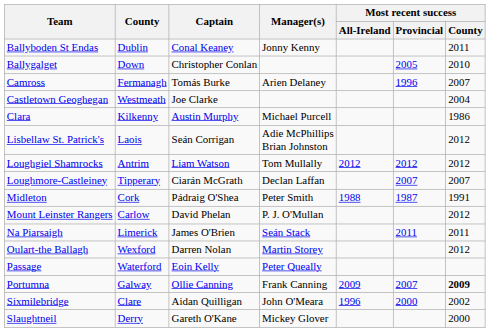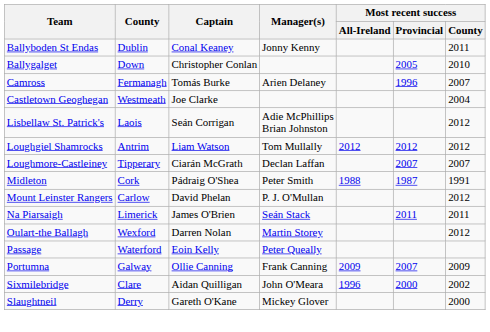- row: (19, 116)
(459, 284) bold -> (459, 266) normal
